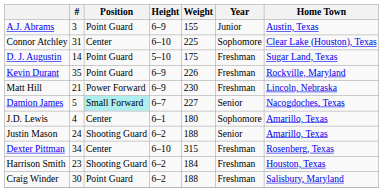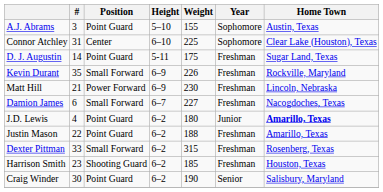(159, 27) 6–9 -> (161, 27) 5–10
(229, 27) Junior -> (240, 27) Sophomore
(161, 57) 5–10 -> (160, 57) 5-11
(109, 73) Point Guard -> (115, 73) Small Forward
(74, 103) 5 -> (74, 103) 6
(115, 103) paleturquoise background -> (115, 103) no background
(230, 103) Senior -> (236, 103) Freshman
(99, 118) Center -> (109, 118) Point Guard
(159, 118) 6–1 -> (159, 118) 6–2
(240, 118) Sophomore -> (229, 118) Junior
(297, 118) normal -> (298, 118) bold
(77, 133) 24 -> (77, 133) 22
(117, 133) Shooting Guard -> (109, 133) Point Guard
(230, 133) Senior -> (236, 133) Freshman
(77, 149) 34 -> (77, 149) 33
(99, 149) Center -> (115, 149) Small Forward
(161, 149) 6–10 -> (159, 149) 6–2
(191, 164) 184 -> (191, 164) 185
(191, 179) 188 -> (191, 179) 190
(236, 179) Freshman -> (230, 179) Senior
